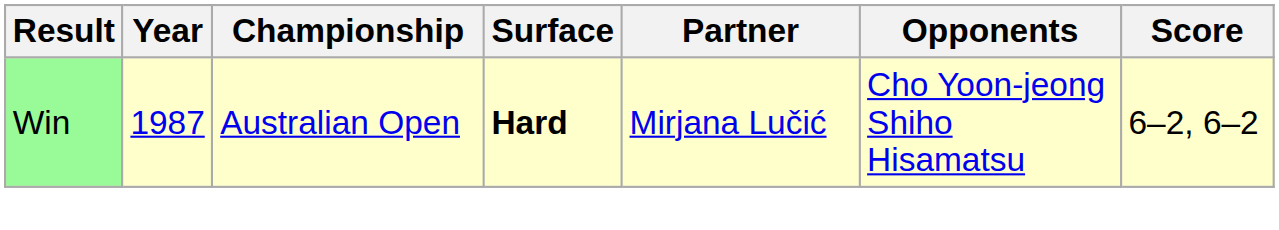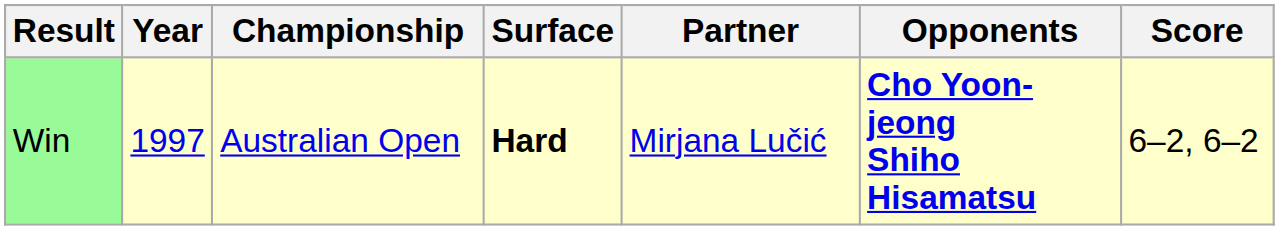(168, 121) 1987 -> (168, 140) 1997
(986, 121) normal -> (952, 140) bold
